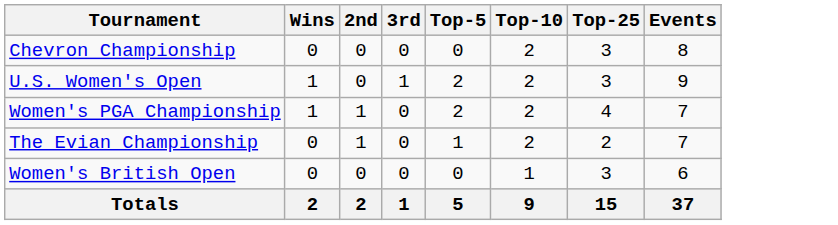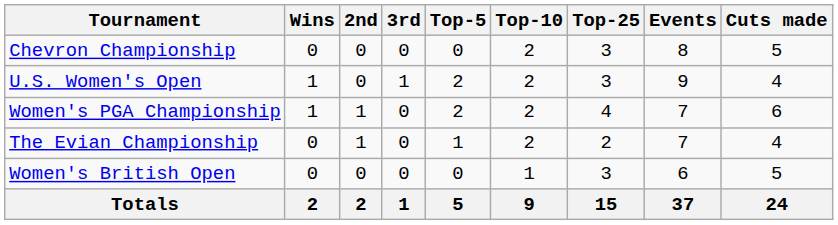+ column: (777, 20)
